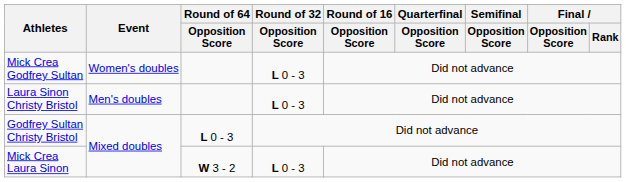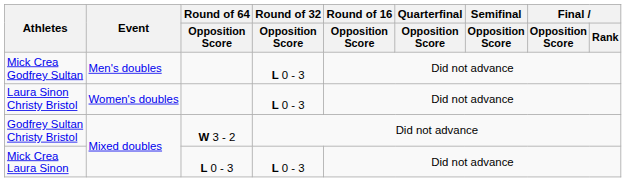(134, 68) Women's doubles -> (125, 68) Men's doubles
(125, 99) Men's doubles -> (134, 99) Women's doubles
(217, 137) L 0 - 3 -> (217, 137) W 3 - 2
(217, 168) W 3 - 2 -> (217, 168) L 0 - 3
